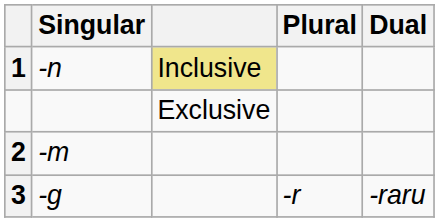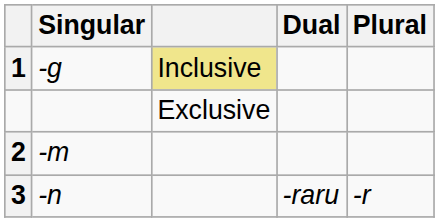columns swapped: (398, 25) <-> (320, 25)
(50, 68) -n -> (50, 68) -g
(50, 195) -g -> (50, 195) -n
